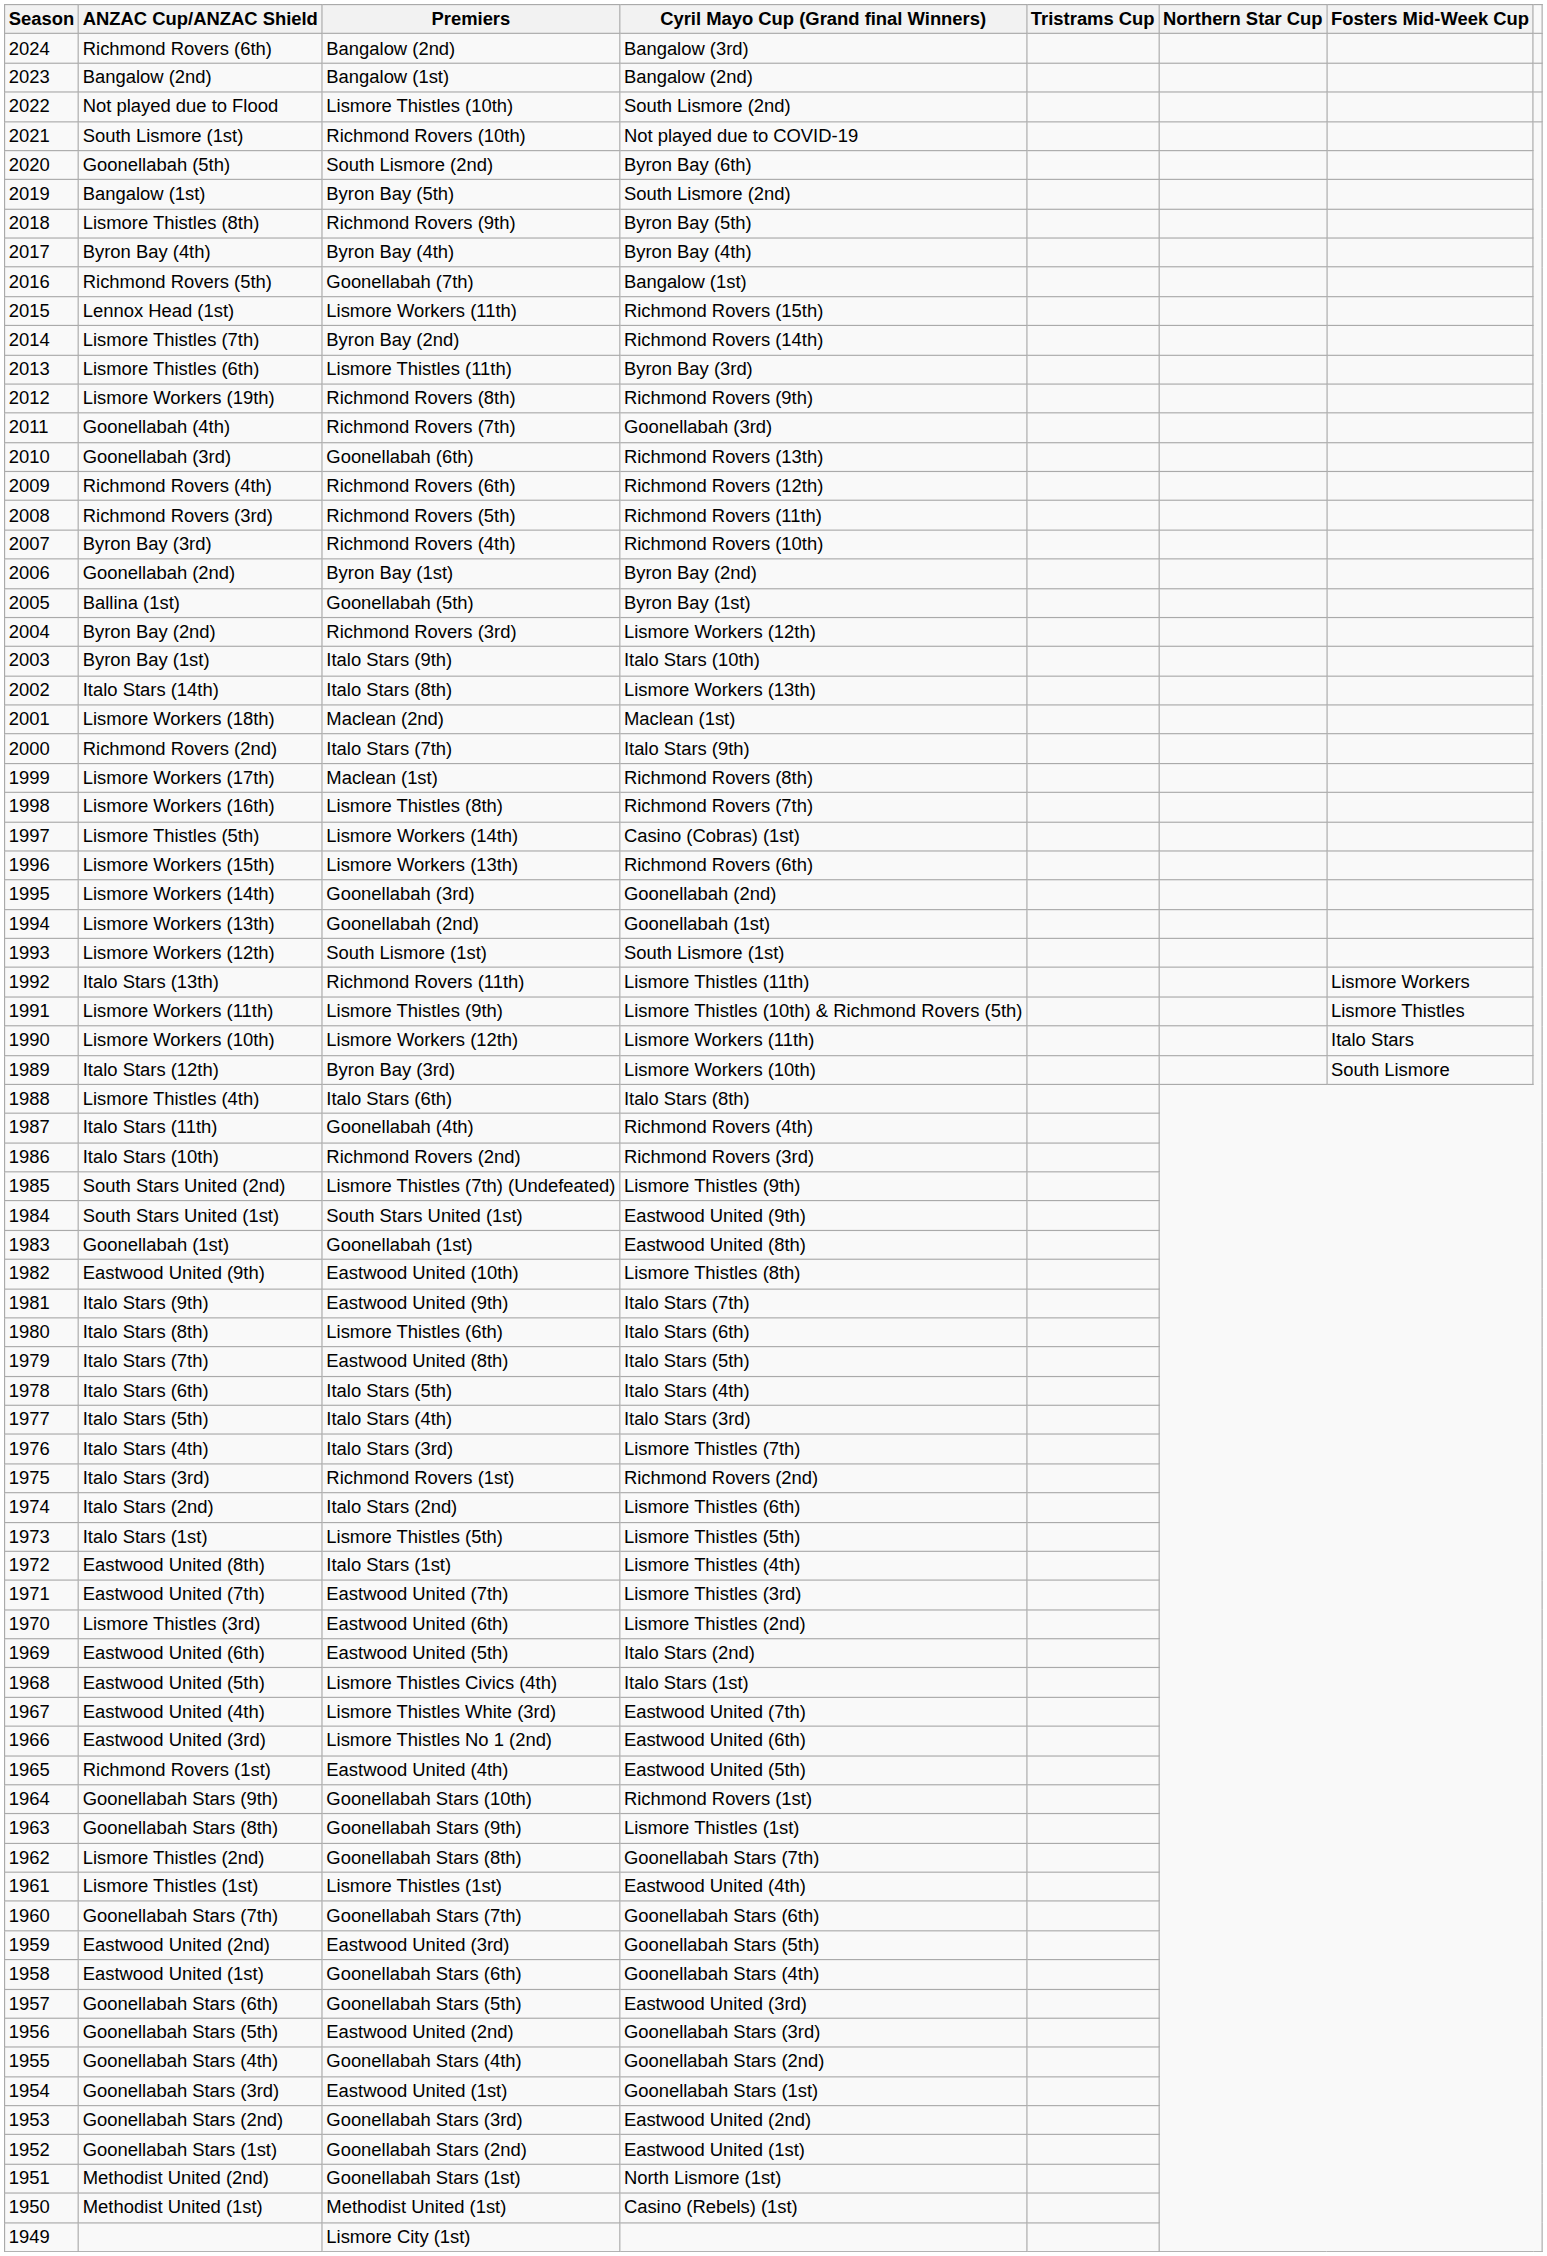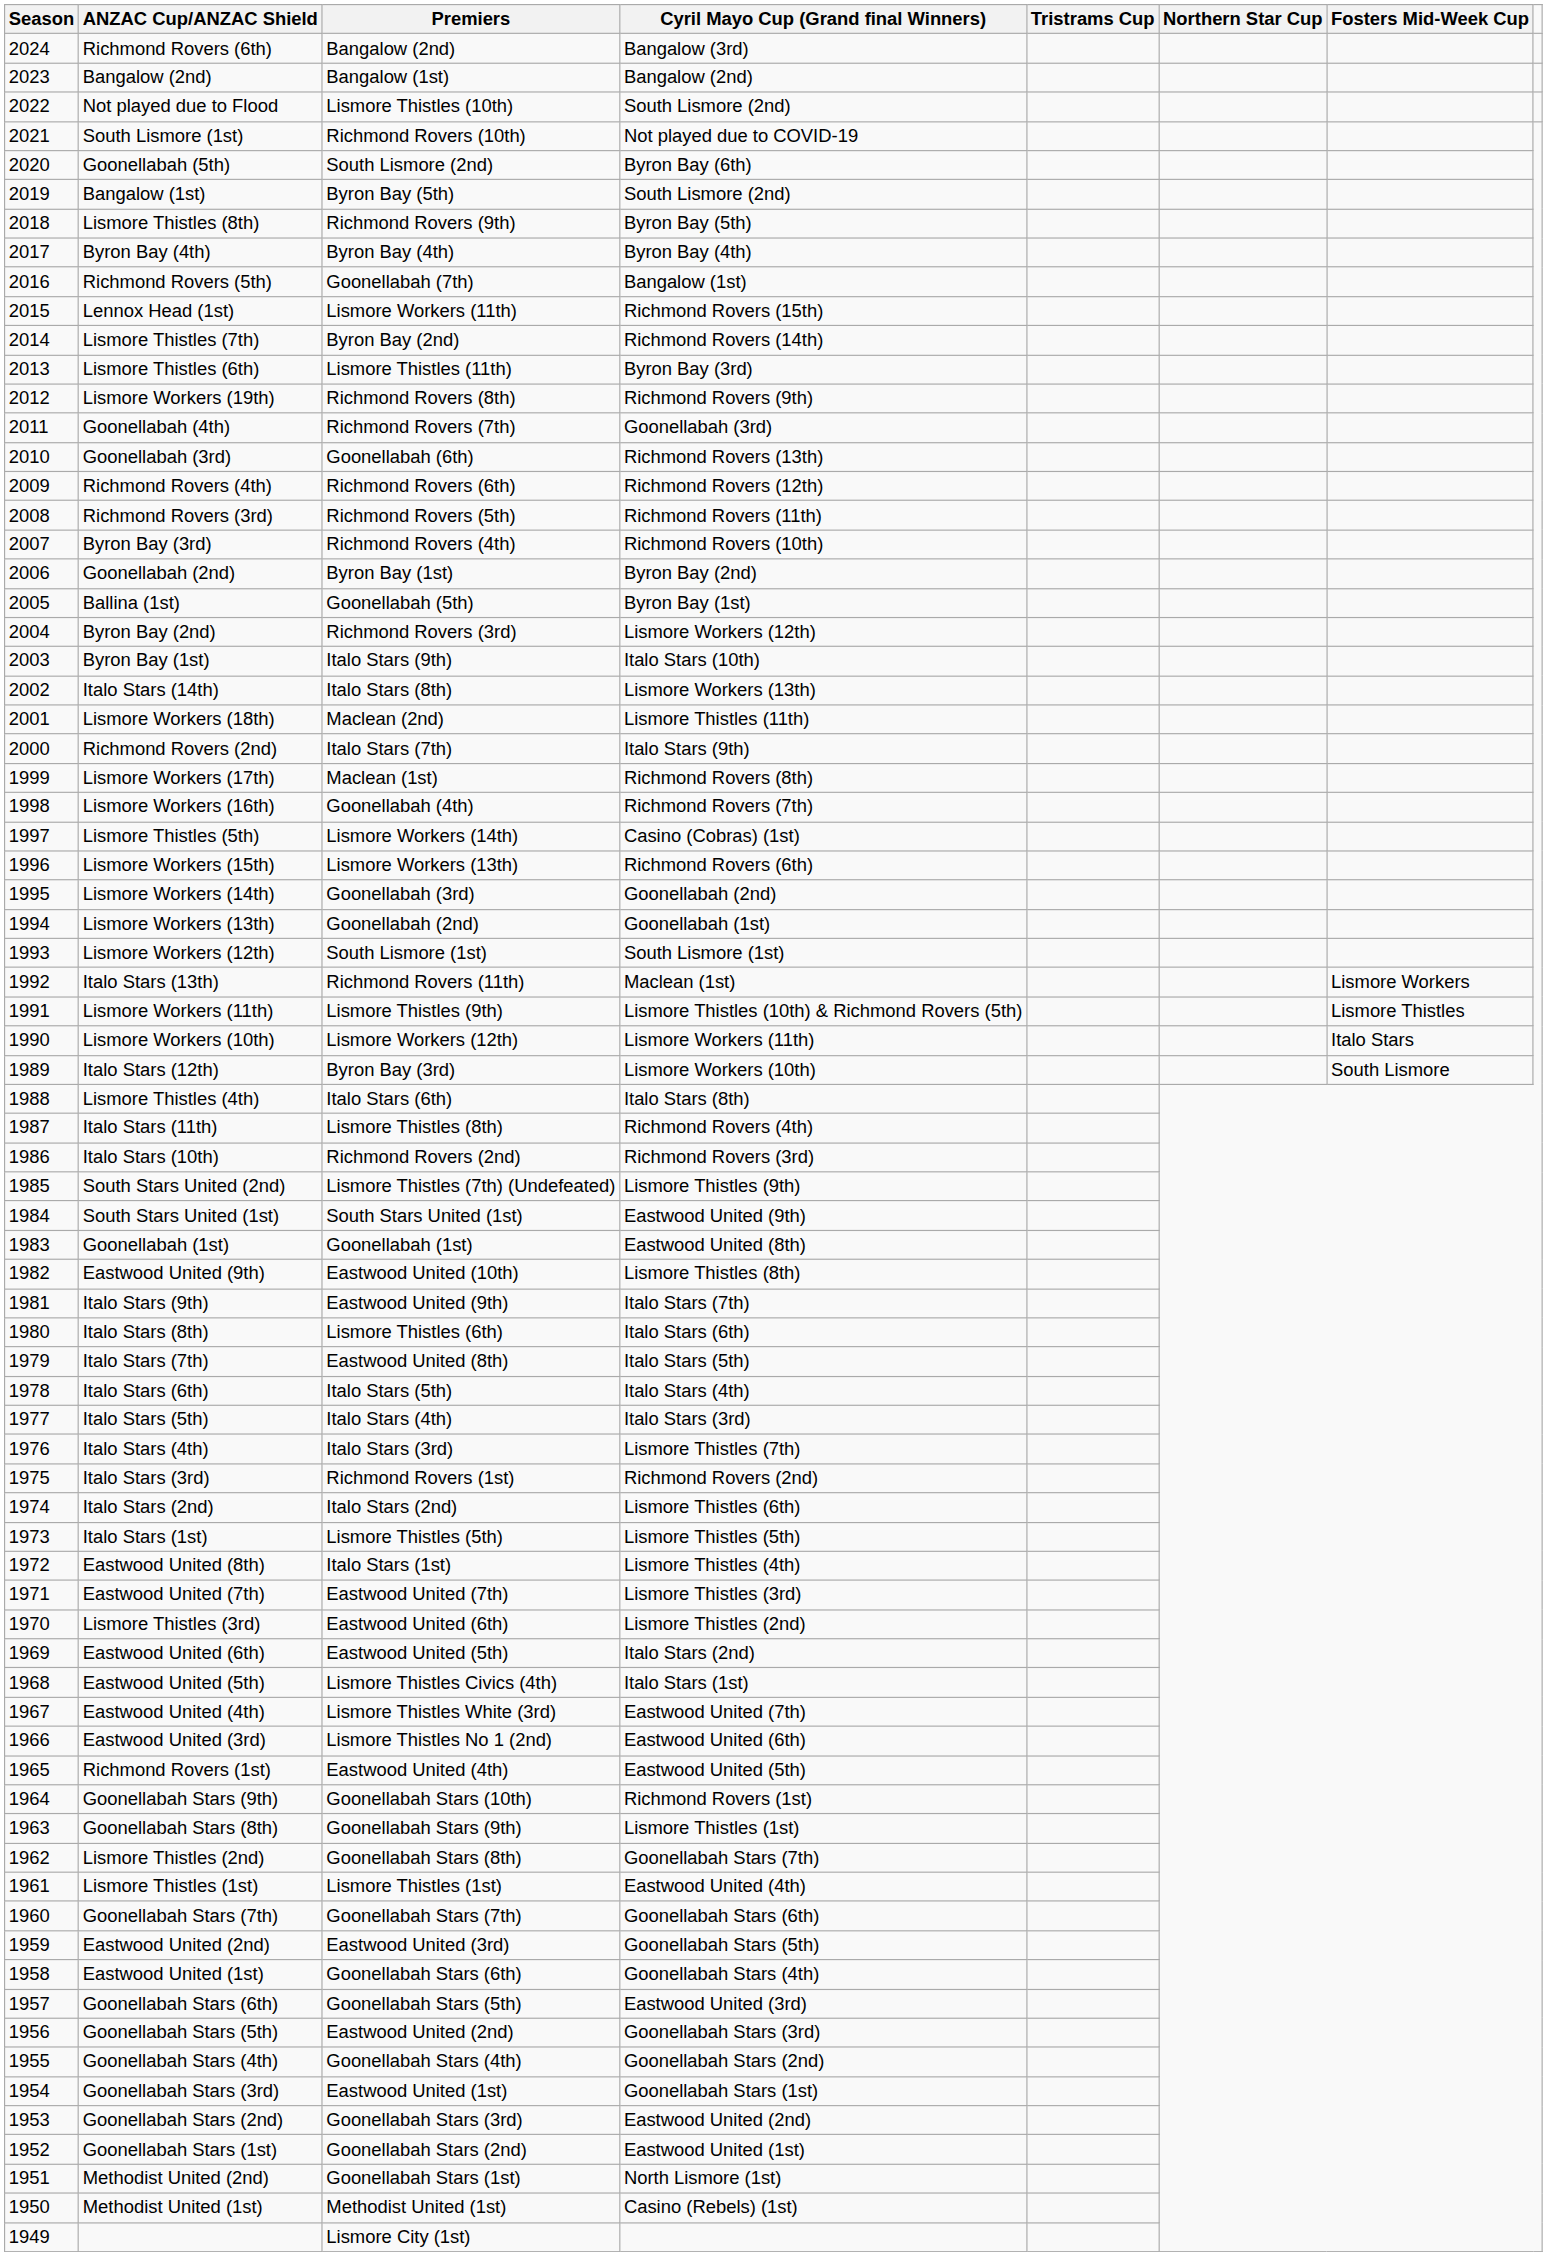(680, 719) Maclean (1st) -> (717, 719) Lismore Thistles (11th)
(415, 806) Lismore Thistles (8th) -> (400, 806) Goonellabah (4th)
(717, 982) Lismore Thistles (11th) -> (680, 982) Maclean (1st)
(400, 1127) Goonellabah (4th) -> (415, 1127) Lismore Thistles (8th)
